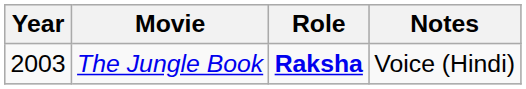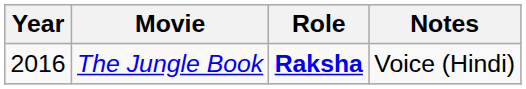(38, 63) 2003 -> (38, 63) 2016
